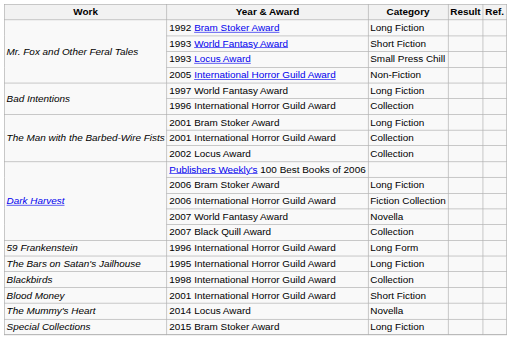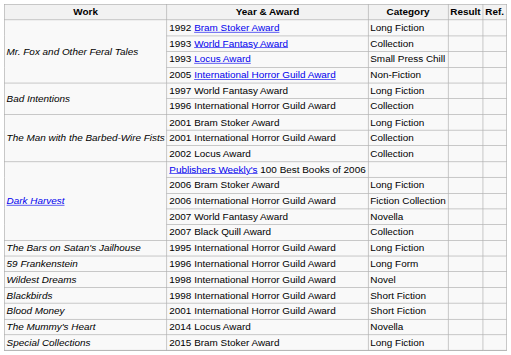(398, 43) Short Fiction -> (392, 43) Collection
rows swapped: (74, 264) <-> (42, 248)
+ row: (42, 279)
(392, 279) Collection -> (398, 295) Short Fiction
